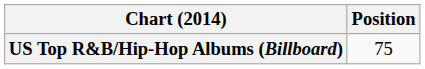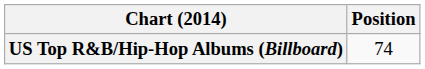(384, 48) 75 -> (384, 48) 74
